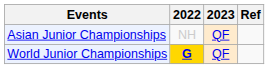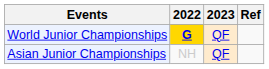rows swapped: (87, 35) <-> (87, 54)
